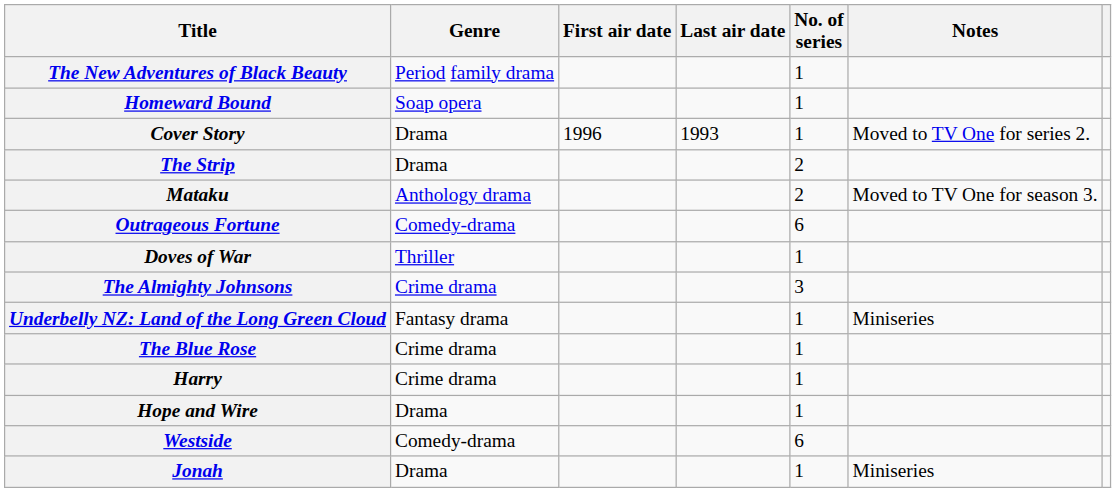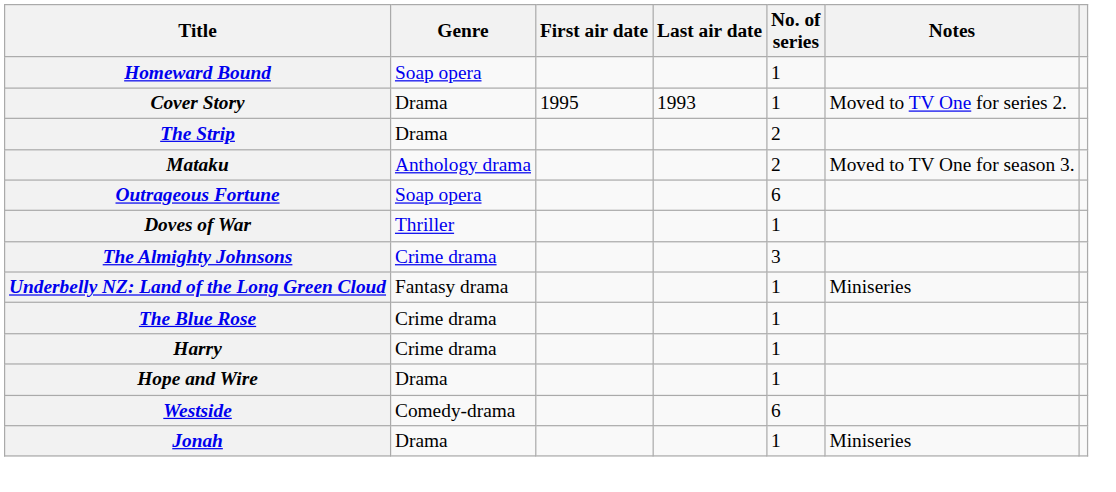- row: (198, 72)
(582, 133) 1996 -> (559, 103) 1995
(455, 225) Comedy-drama -> (438, 195) Soap opera
